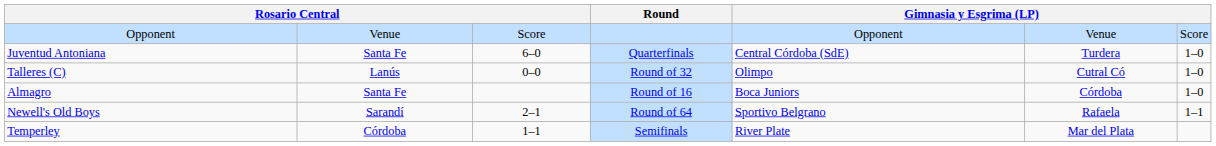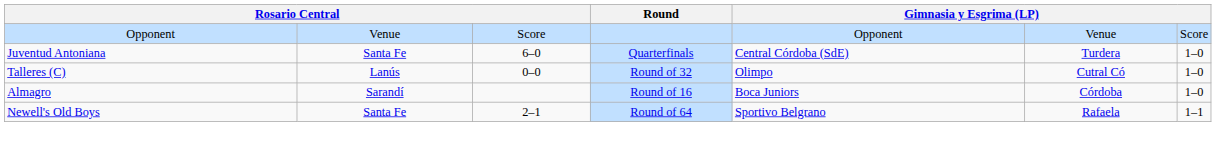(385, 92) Santa Fe -> (385, 92) Sarandí
(385, 111) Sarandí -> (385, 111) Santa Fe
- row: (33, 131)
